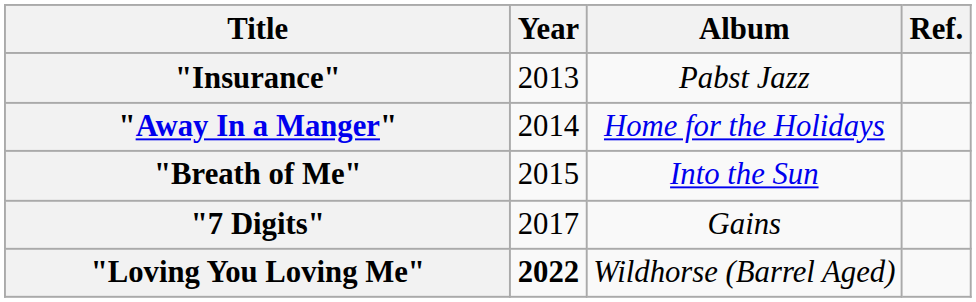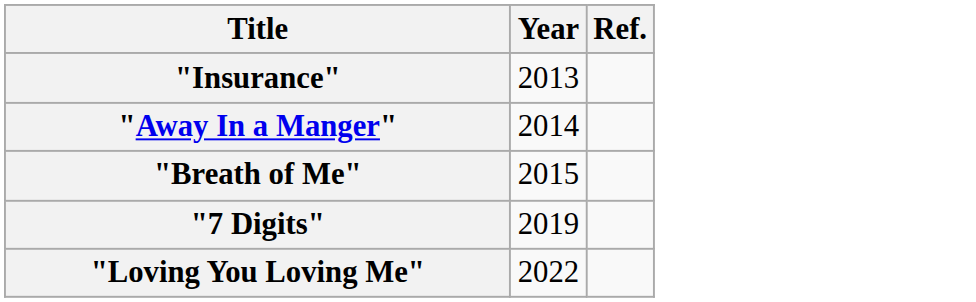- column: (744, 28)
(548, 223) 2017 -> (548, 223) 2019
(548, 272) bold -> (548, 272) normal
